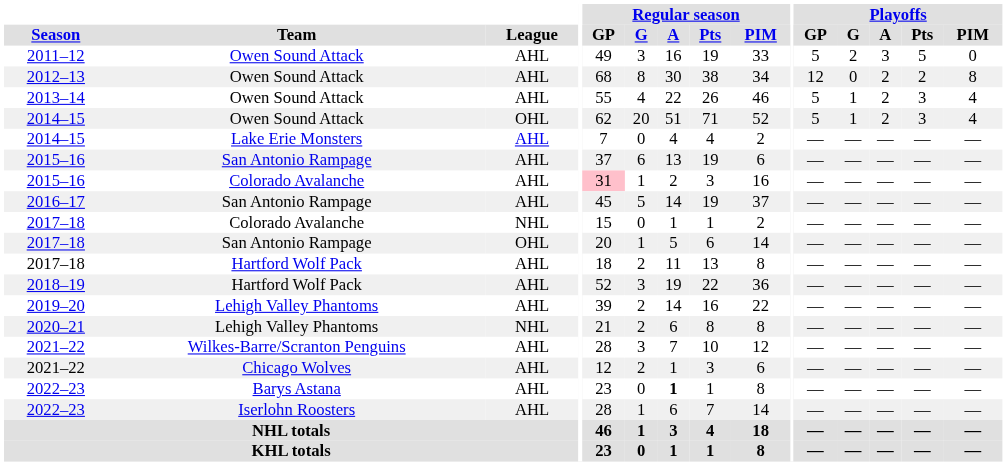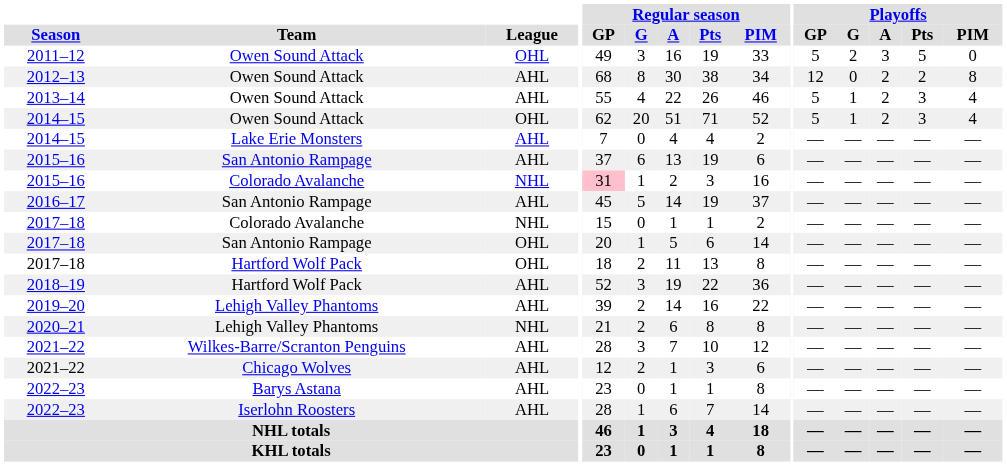(532, 55) AHL -> (532, 55) OHL
(532, 180) AHL -> (532, 180) NHL
(532, 263) AHL -> (532, 263) OHL
(673, 388) bold -> (673, 388) normal
